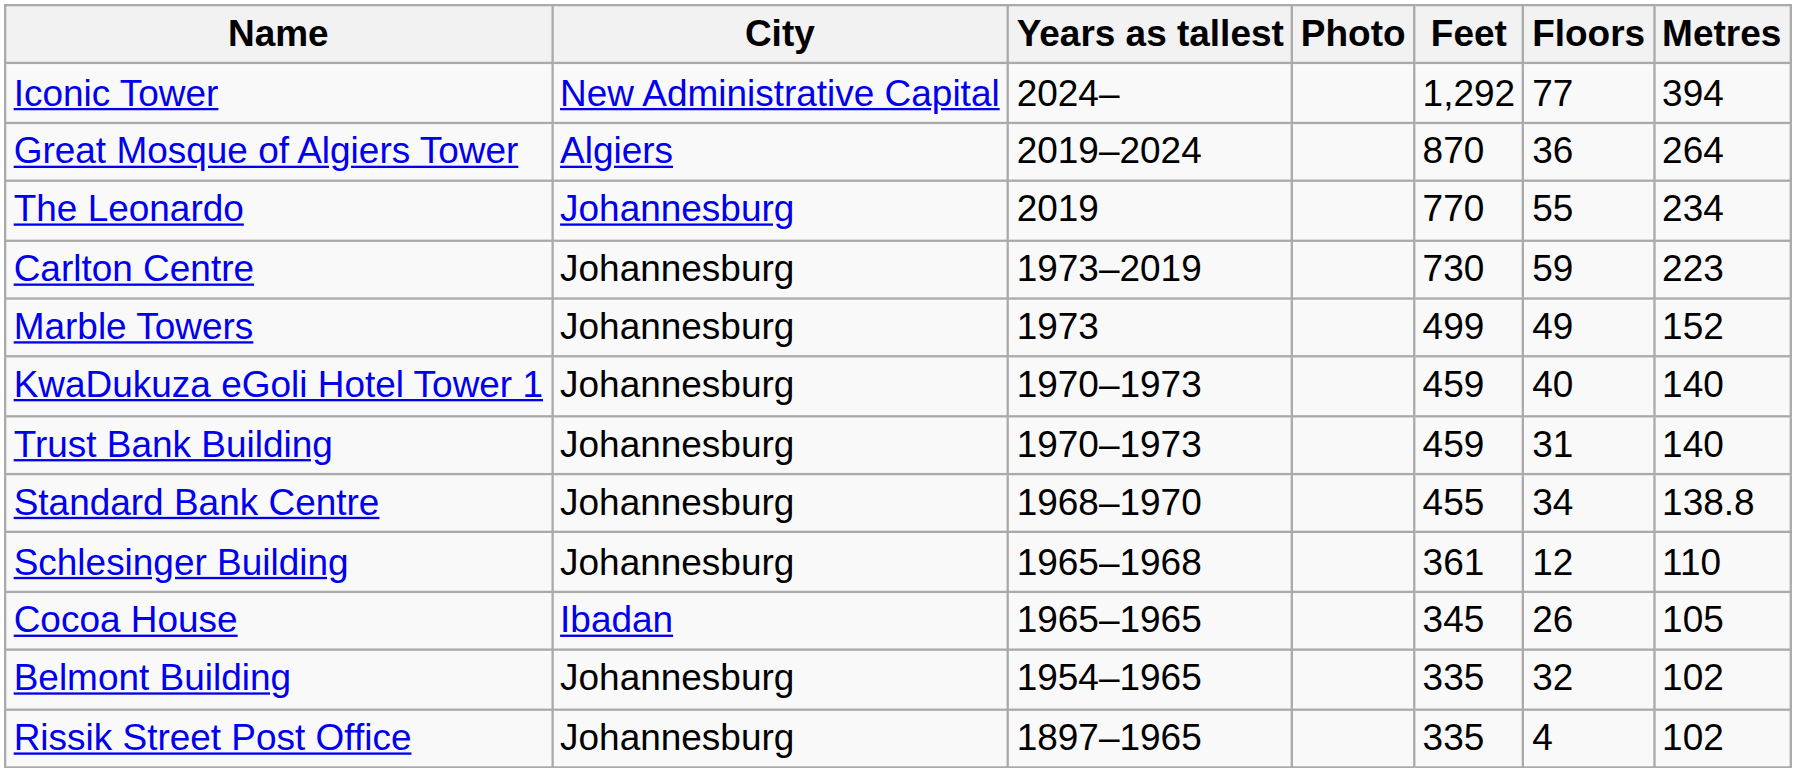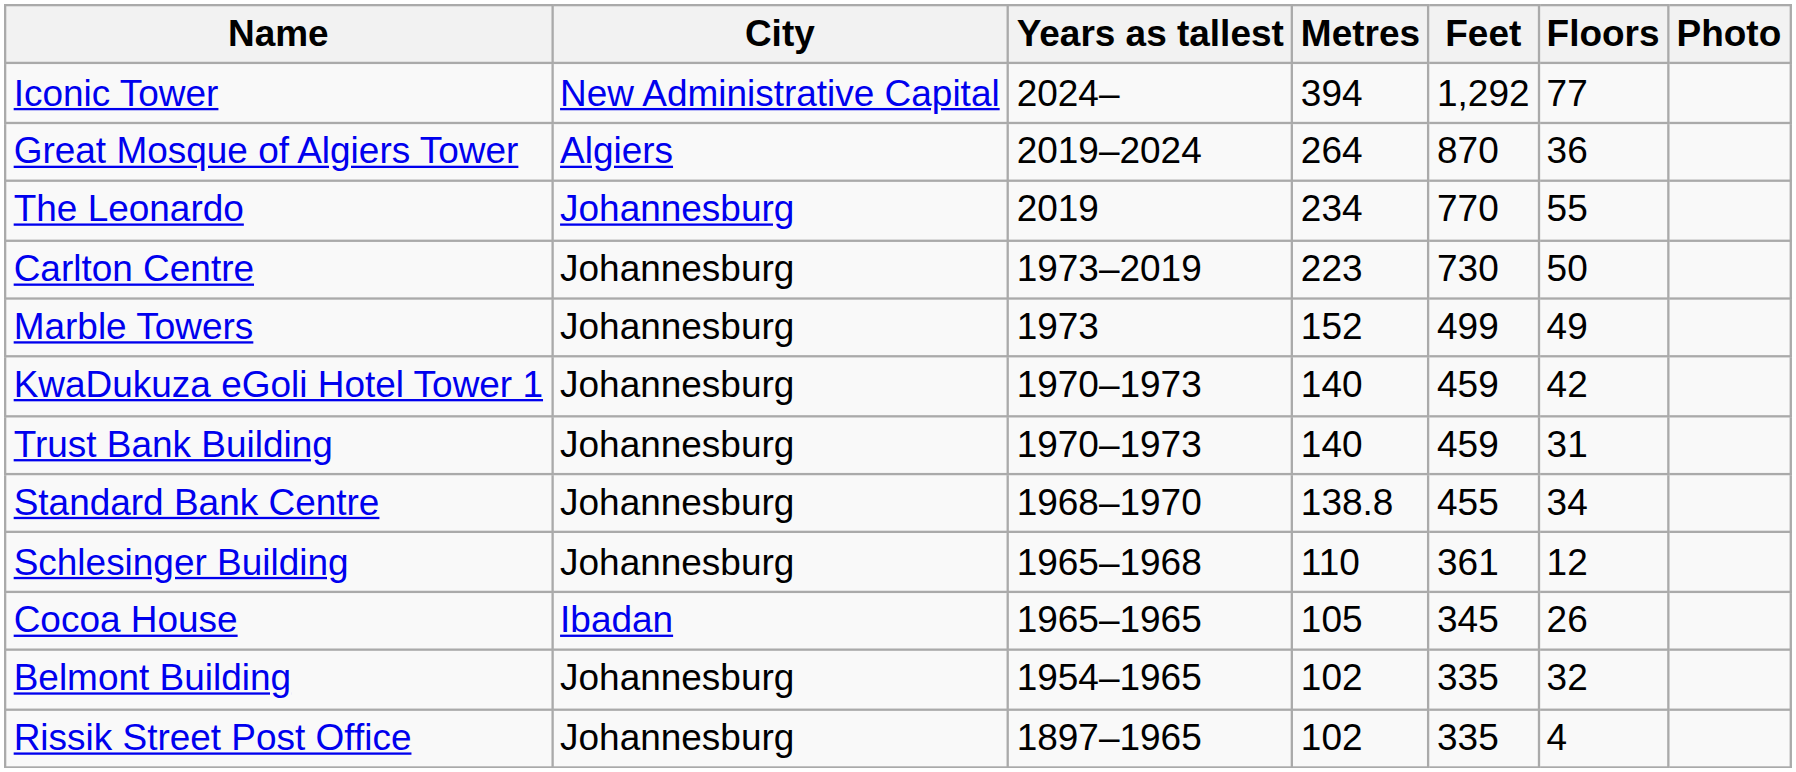columns swapped: (1722, 33) <-> (1353, 33)
(1553, 268) 59 -> (1567, 268) 50
(1553, 385) 40 -> (1567, 385) 42
